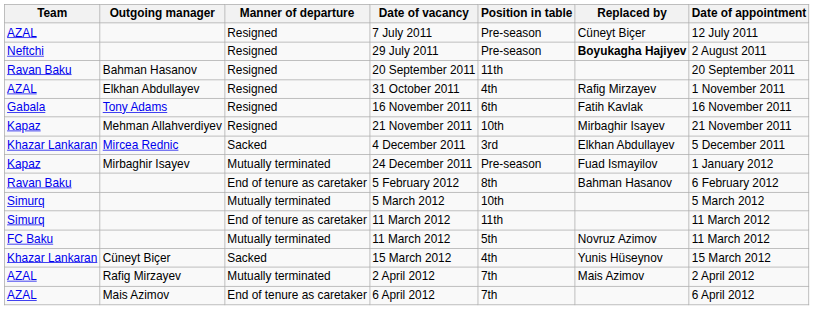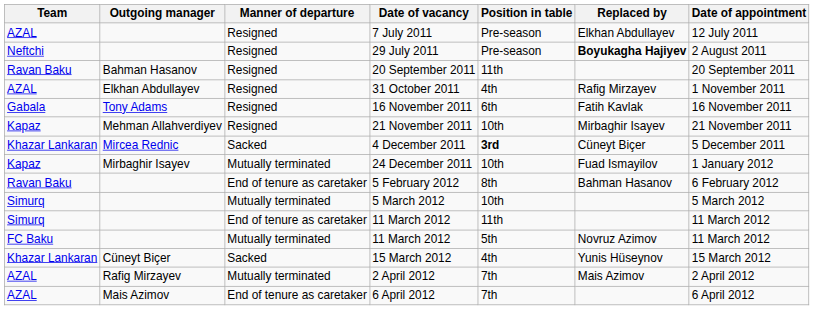(612, 32) Cüneyt Biçer -> (626, 32) Elkhan Abdullayev
(489, 145) normal -> (490, 145) bold
(626, 145) Elkhan Abdullayev -> (612, 145) Cüneyt Biçer
(511, 164) Pre-season -> (492, 164) 10th
